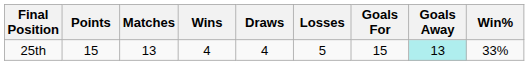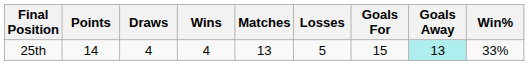columns swapped: (149, 22) <-> (265, 22)
(91, 50) 15 -> (91, 50) 14
